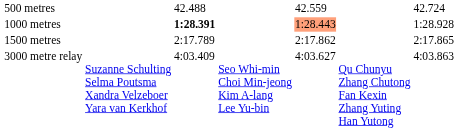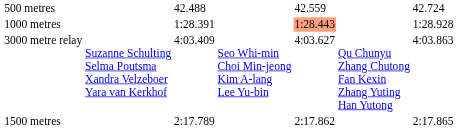(195, 24) bold -> (194, 24) normal
rows swapped: (32, 40) <-> (43, 56)
